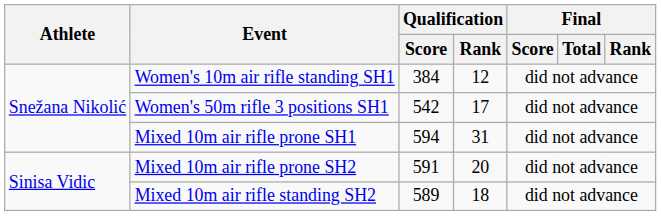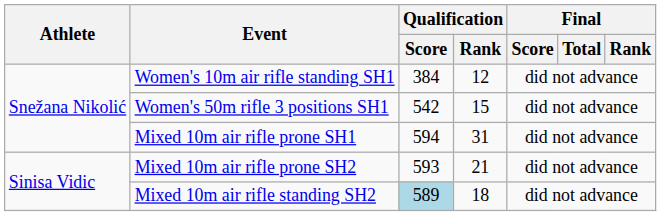(480, 107) 17 -> (480, 107) 15
(426, 166) 591 -> (426, 166) 593
(480, 166) 20 -> (480, 166) 21
(426, 196) no background -> (426, 196) lightblue background
